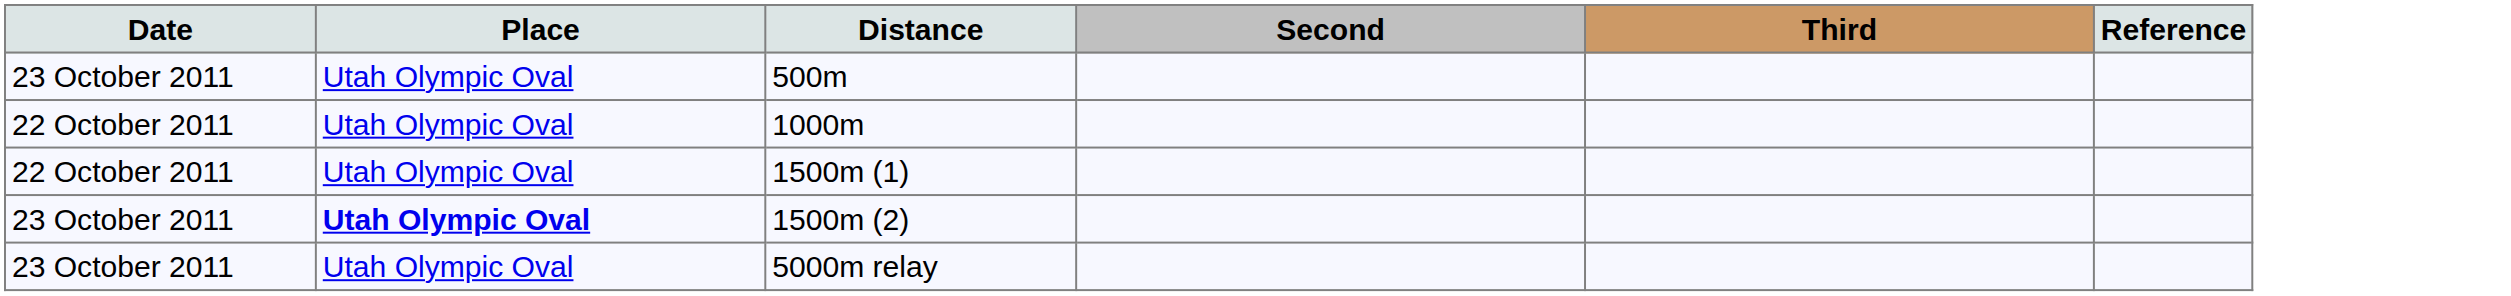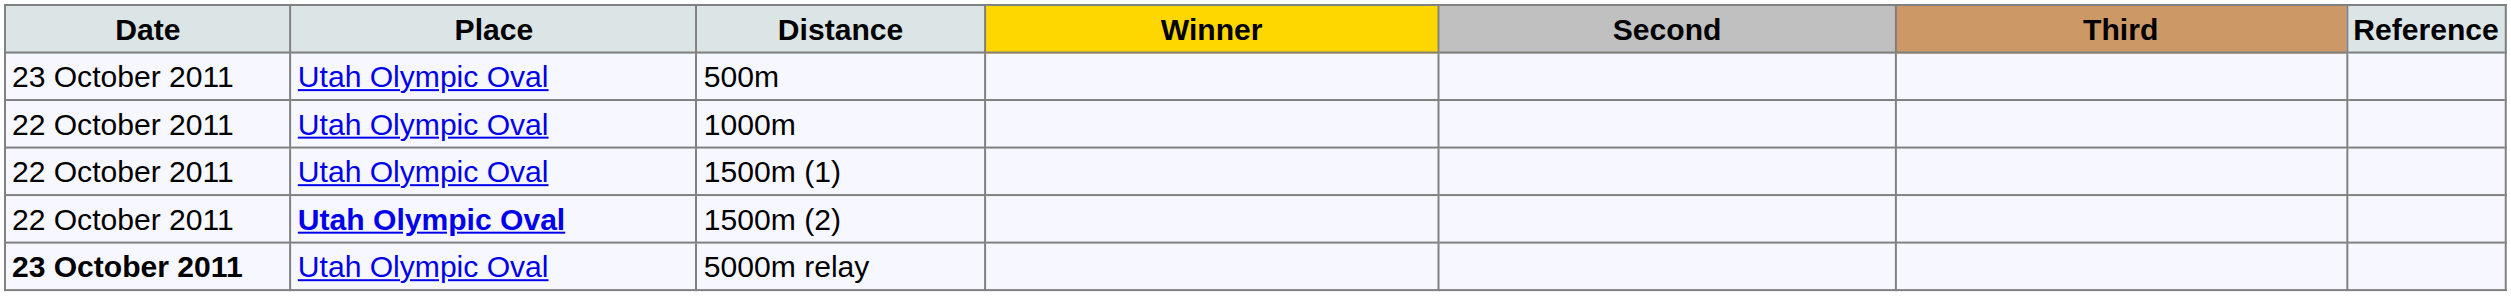+ column: (1212, 29)
(123, 219) 23 October 2011 -> (123, 219) 22 October 2011
(123, 266) normal -> (127, 266) bold
